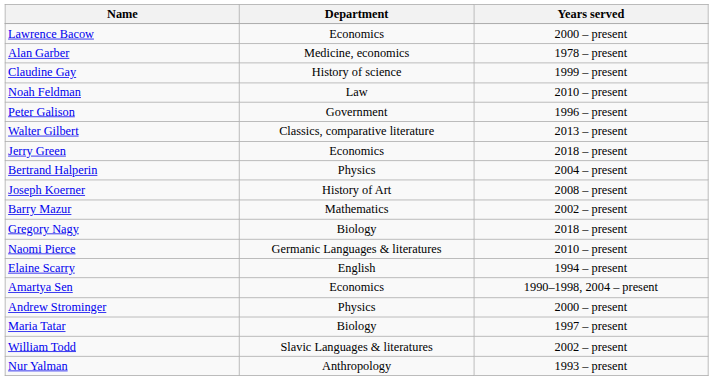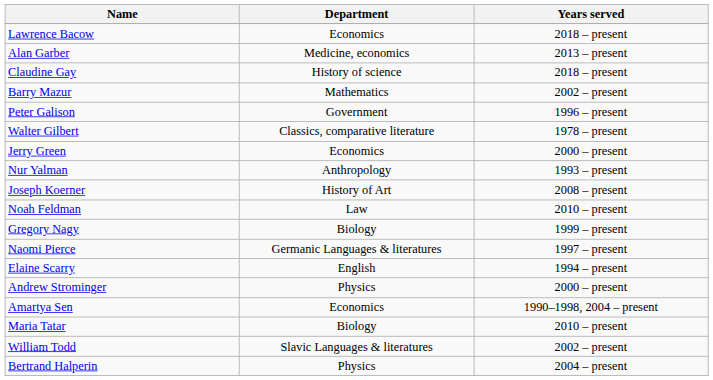(591, 33) 2000 – present -> (591, 33) 2018 – present
(591, 53) 1978 – present -> (591, 53) 2013 – present
(591, 72) 1999 – present -> (591, 72) 2018 – present
rows swapped: (45, 92) <-> (40, 209)
(591, 131) 2013 – present -> (591, 131) 1978 – present
(591, 151) 2018 – present -> (591, 151) 2000 – present
rows swapped: (53, 170) <-> (38, 365)
(591, 229) 2018 – present -> (591, 229) 1999 – present
(591, 248) 2010 – present -> (591, 248) 1997 – present
rows swapped: (40, 287) <-> (57, 307)
(591, 326) 1997 – present -> (591, 326) 2010 – present
